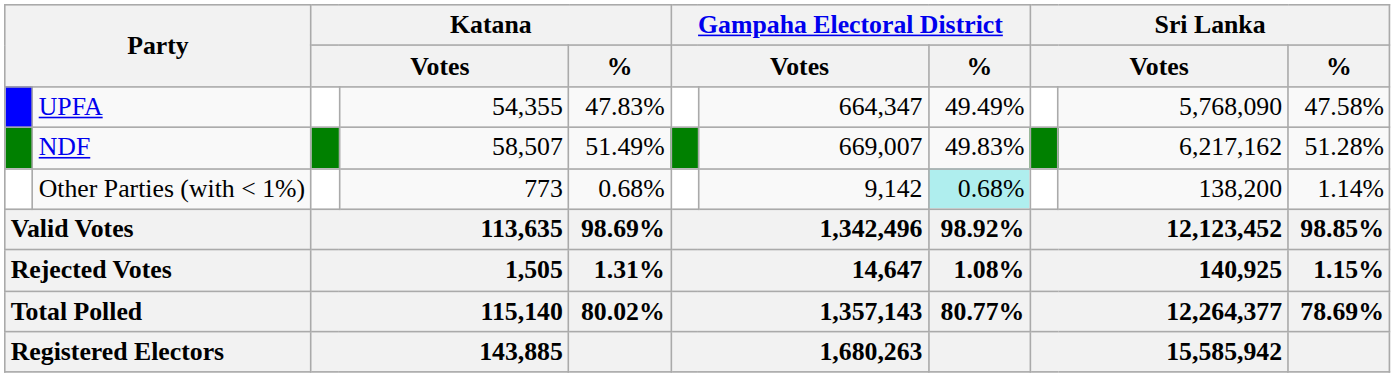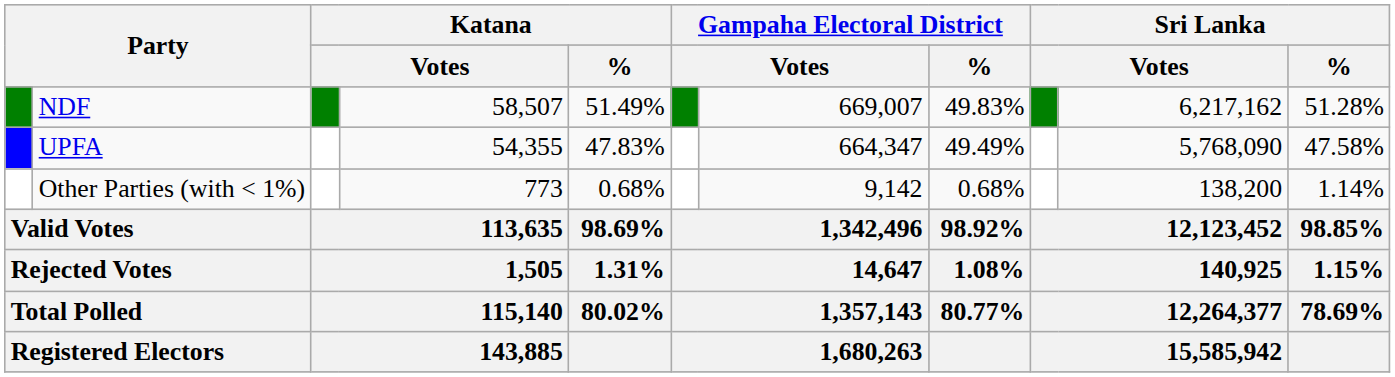rows swapped: (64, 147) <-> (71, 106)
(991, 188) paleturquoise background -> (991, 188) no background
